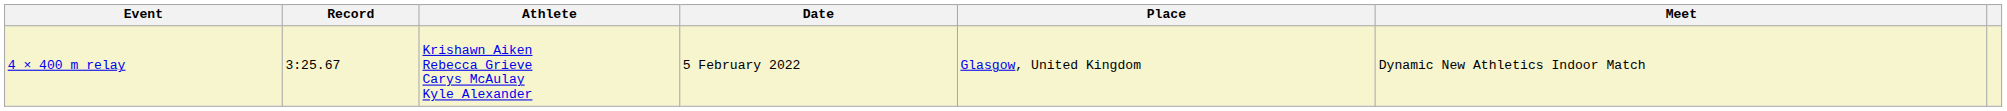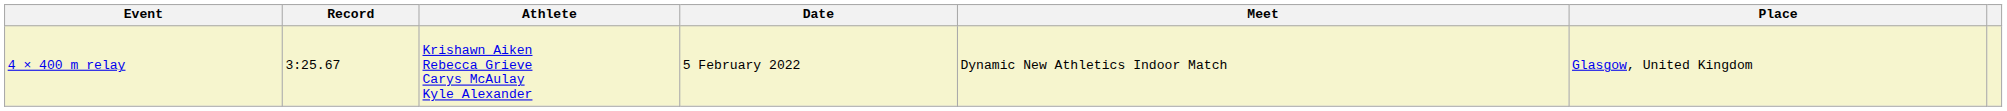columns swapped: (1681, 15) <-> (1166, 15)
